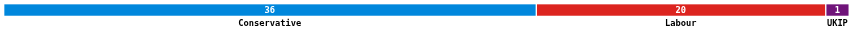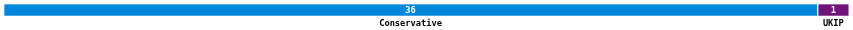- column: (681, 10)
